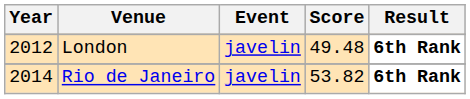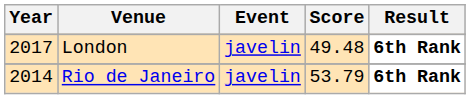(31, 49) 2012 -> (31, 49) 2017
(337, 79) 53.82 -> (337, 79) 53.79
